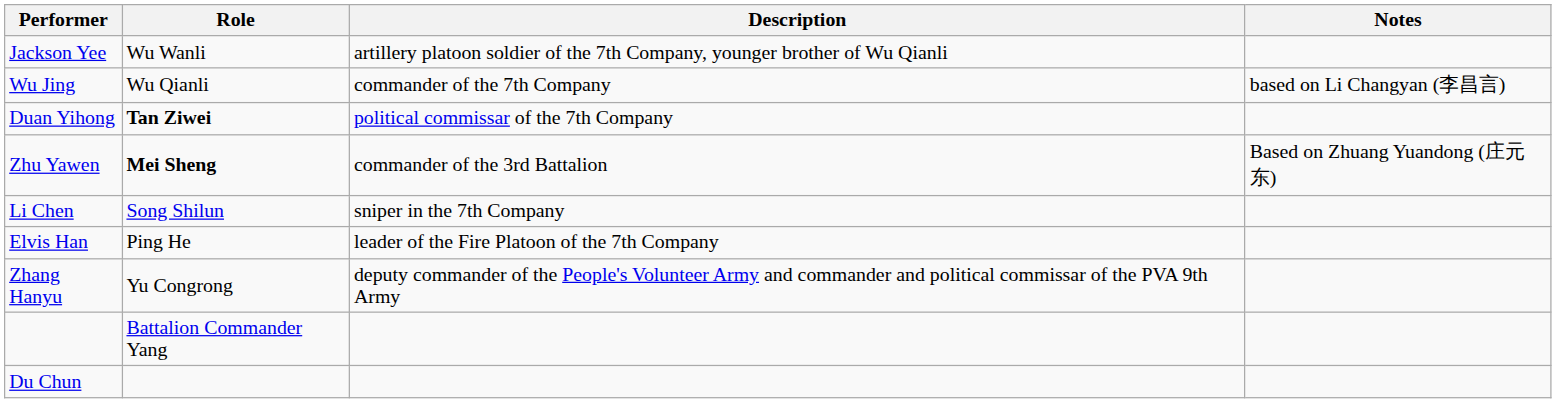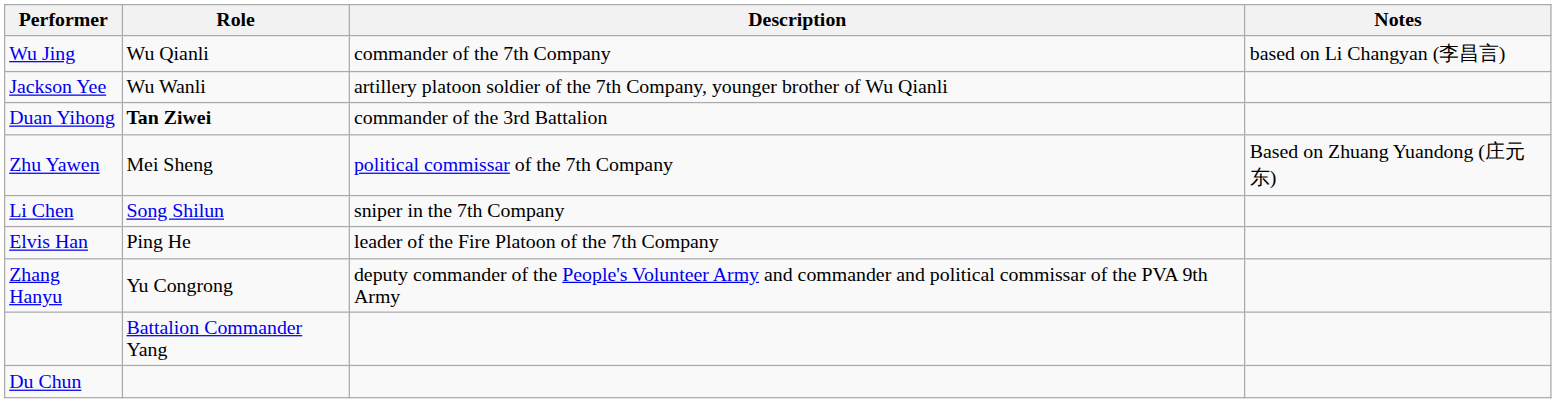rows swapped: (42, 85) <-> (58, 51)
(513, 118) political commissar of the 7th Company -> (481, 118) commander of the 3rd Battalion
(171, 164) bold -> (170, 164) normal
(481, 164) commander of the 3rd Battalion -> (513, 164) political commissar of the 7th Company
